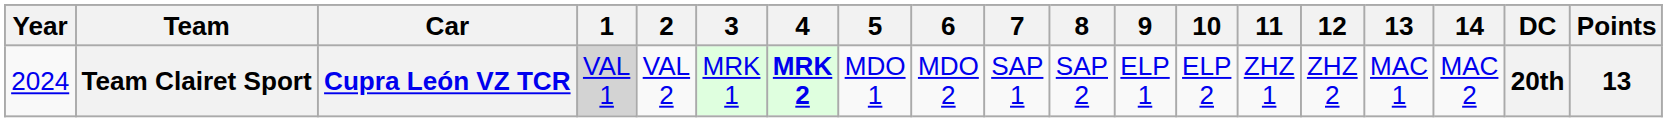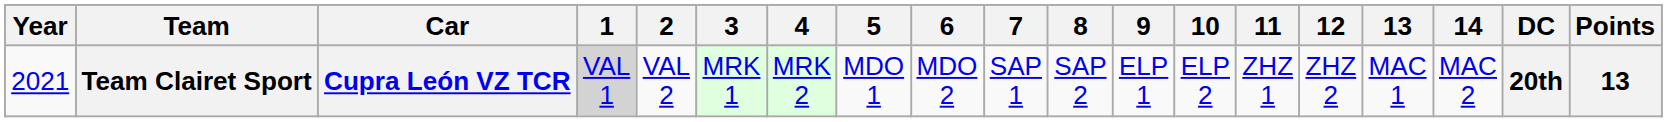(40, 81) 2024 -> (40, 81) 2021
(803, 81) bold -> (802, 81) normal
